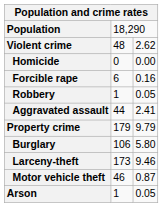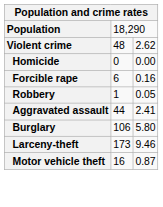- row: (43, 128)
(119, 177) 46 -> (119, 161) 16
- row: (22, 194)
